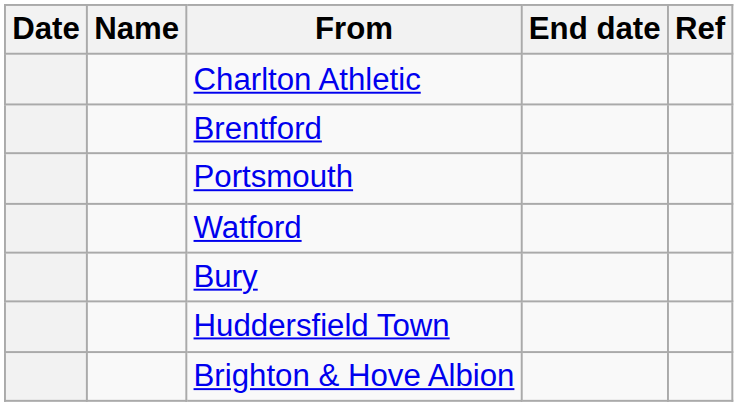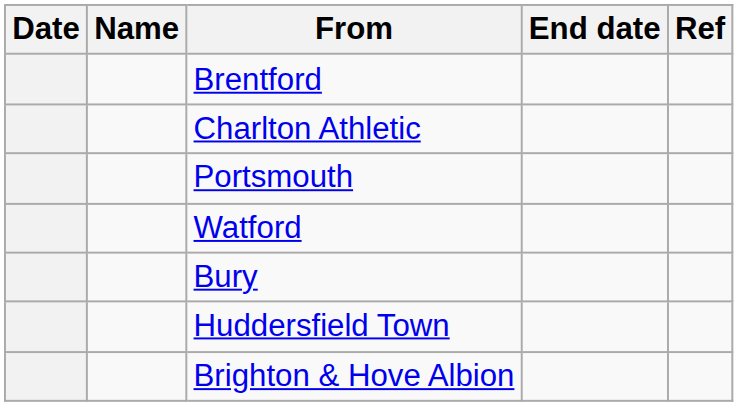rows swapped: (258, 128) <-> (307, 78)
